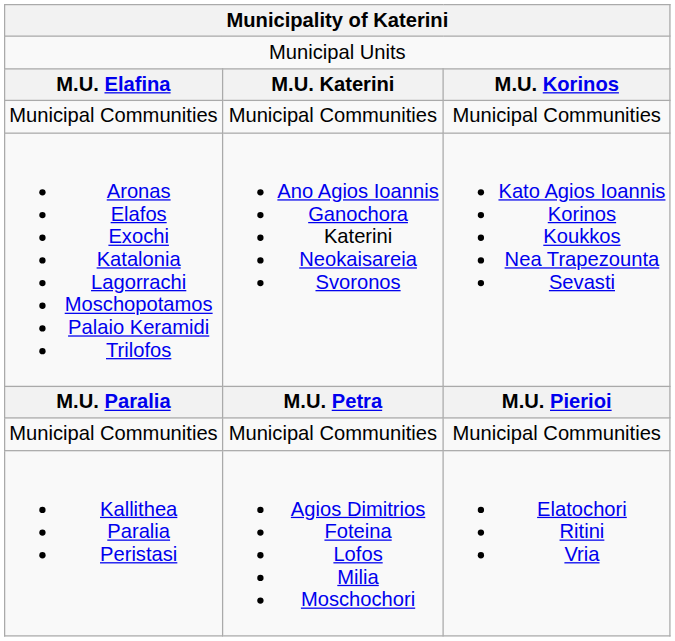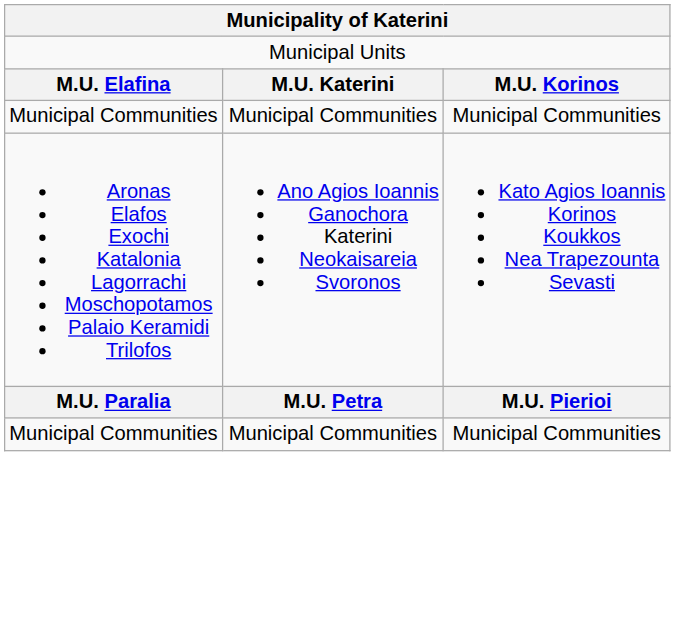- row: (113, 532)
